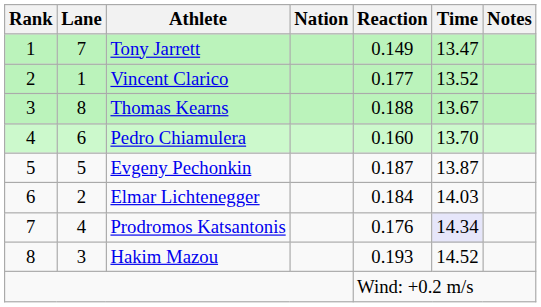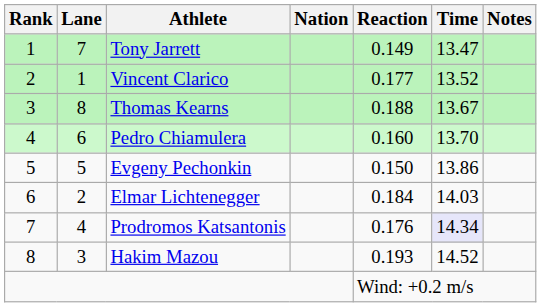(392, 167) 0.187 -> (392, 167) 0.150
(457, 167) 13.87 -> (457, 167) 13.86
